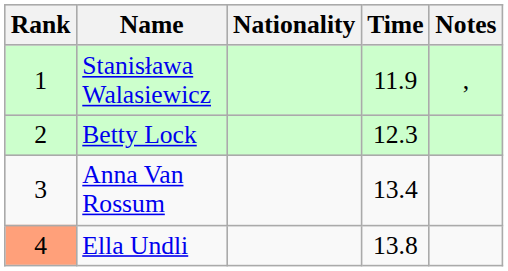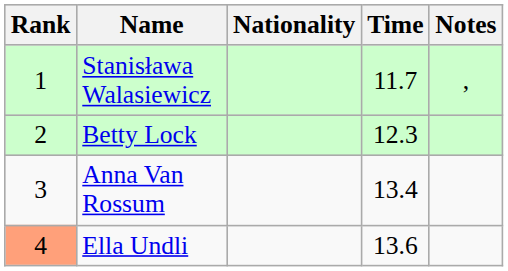(395, 79) 11.9 -> (395, 79) 11.7
(395, 244) 13.8 -> (395, 244) 13.6
